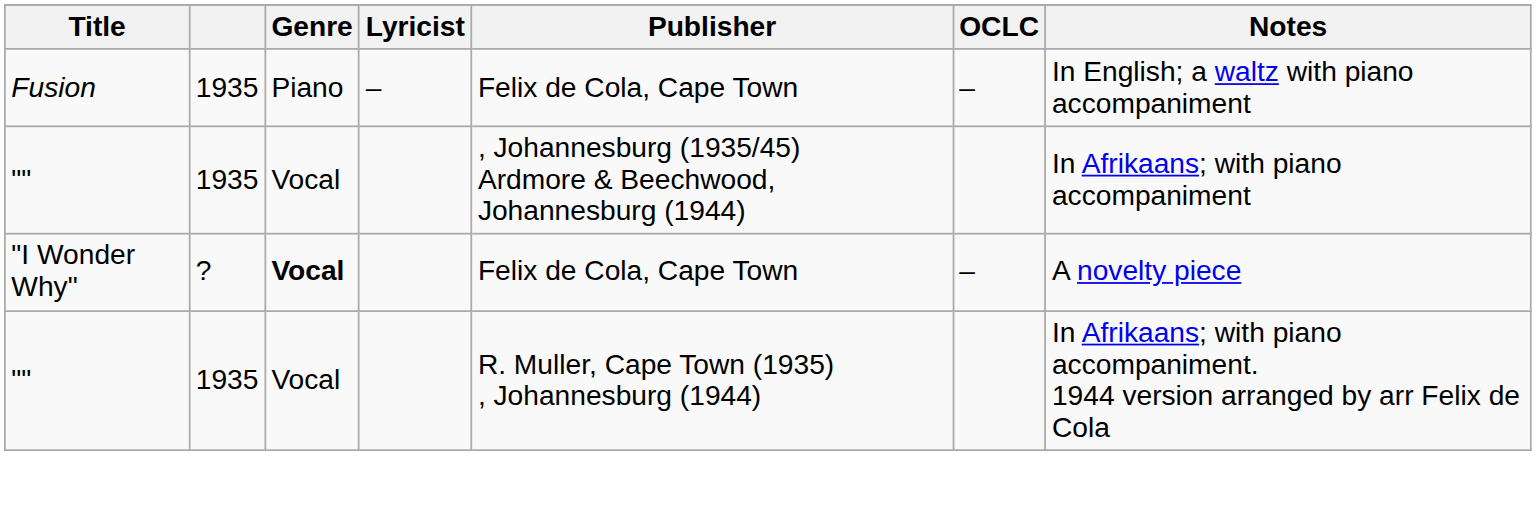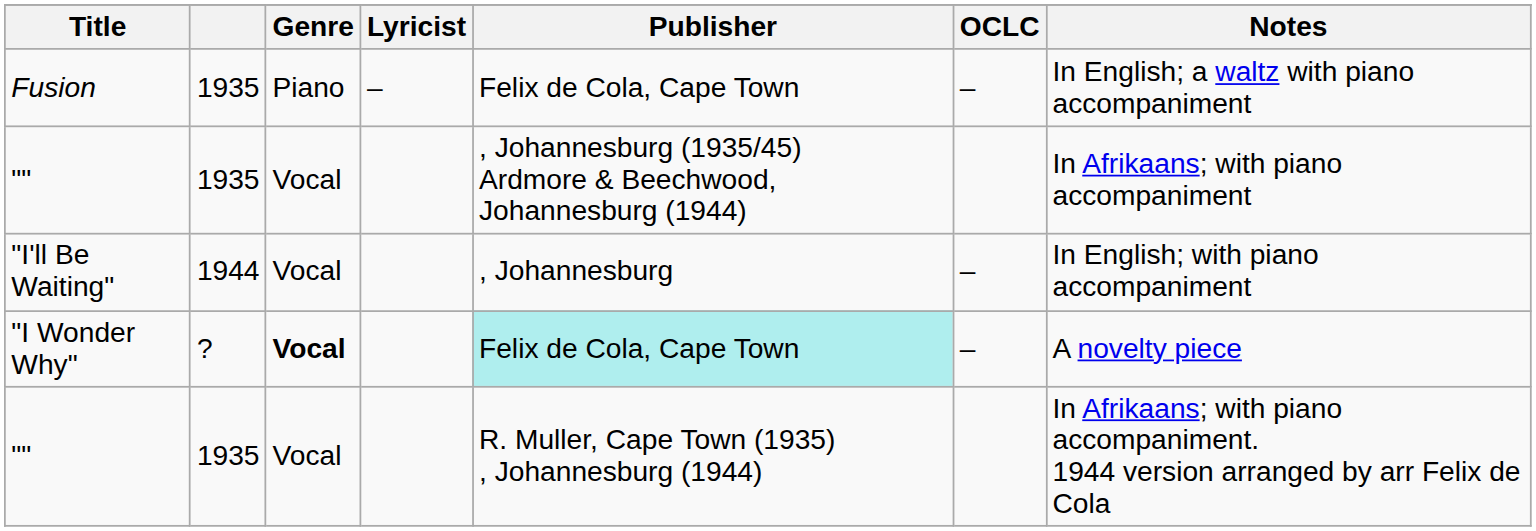+ row: (63, 271)
(638, 271) no background -> (639, 348) paleturquoise background
